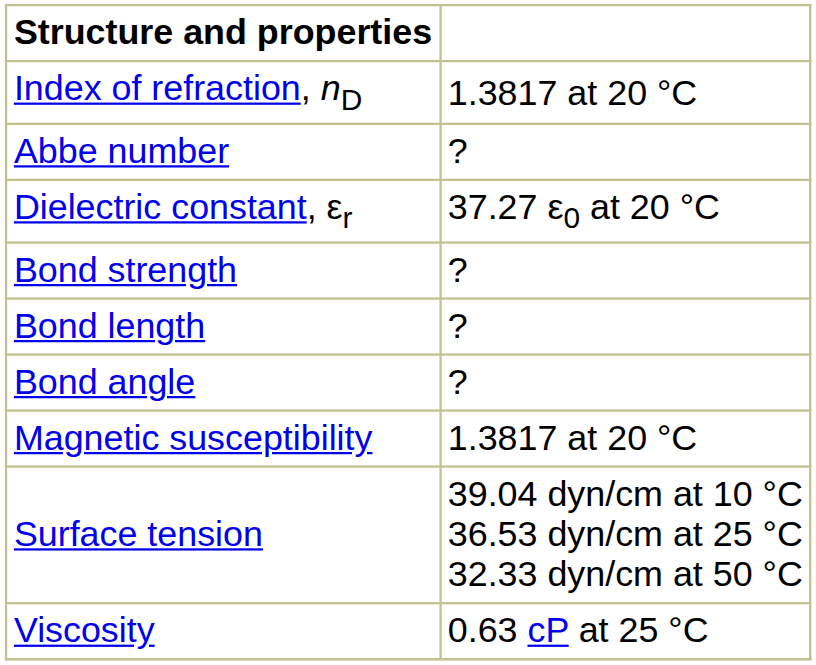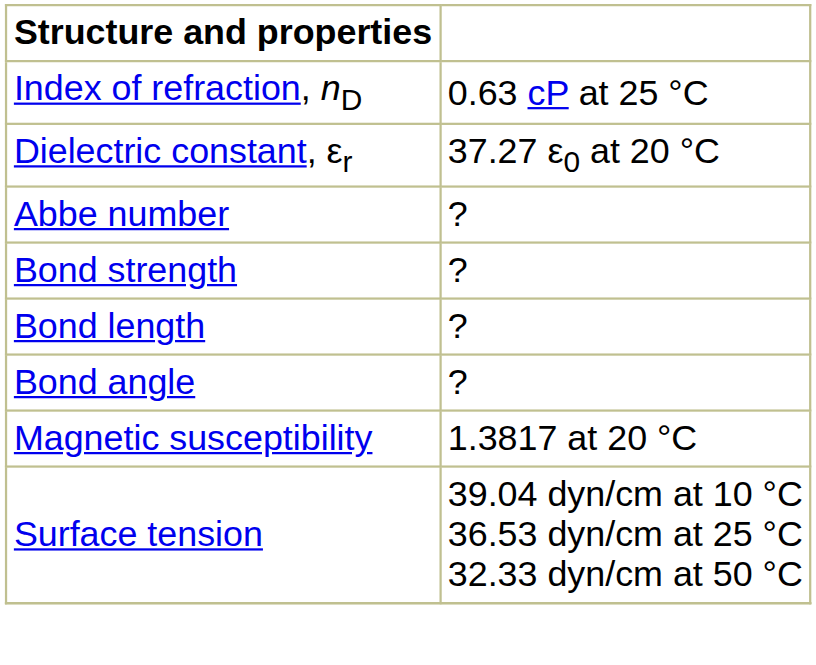(573, 92) 1.3817 at 20 °C -> (578, 92) 0.63 cP at 25 °C
rows swapped: (121, 151) <-> (183, 212)
- row: (84, 631)
